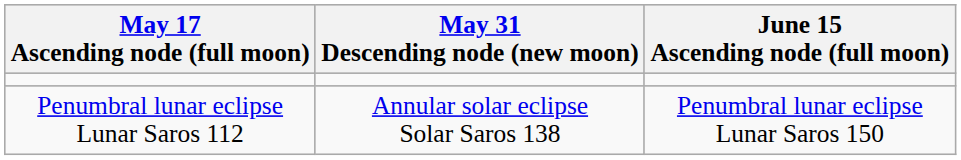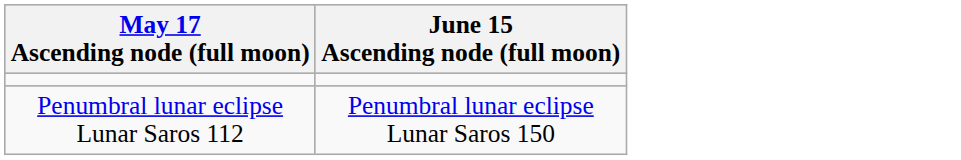- column: (480, 38)
